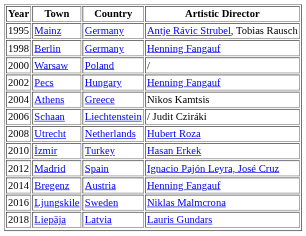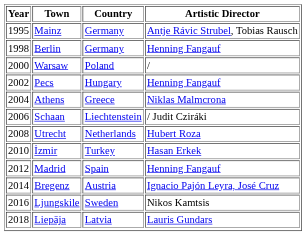(178, 99) Nikos Kamtsis -> (186, 99) Niklas Malmcrona
(213, 168) Ignacio Pajón Leyra, José Cruz -> (184, 168) Henning Fangauf
(184, 185) Henning Fangauf -> (213, 185) Ignacio Pajón Leyra, José Cruz
(186, 202) Niklas Malmcrona -> (178, 202) Nikos Kamtsis
